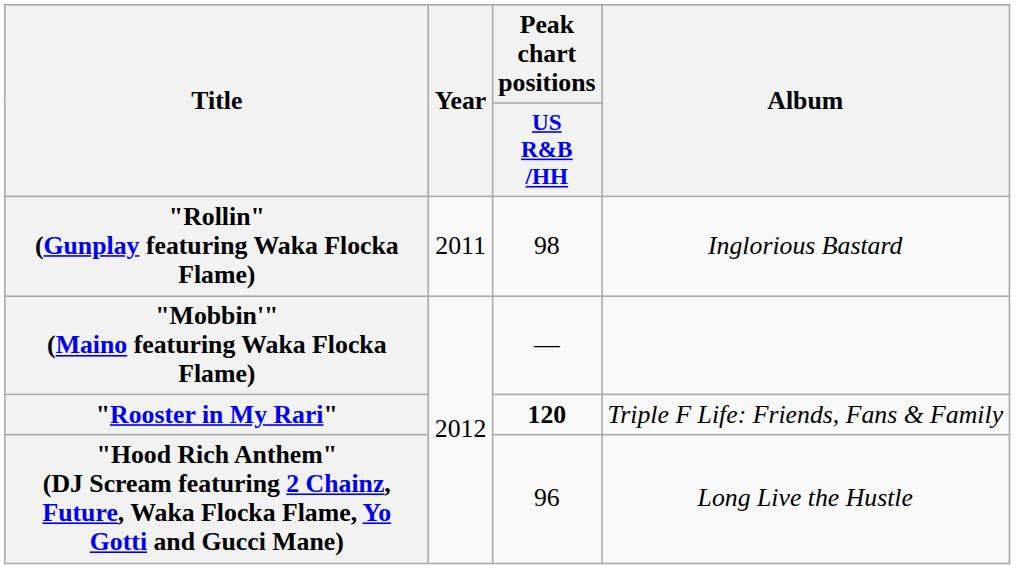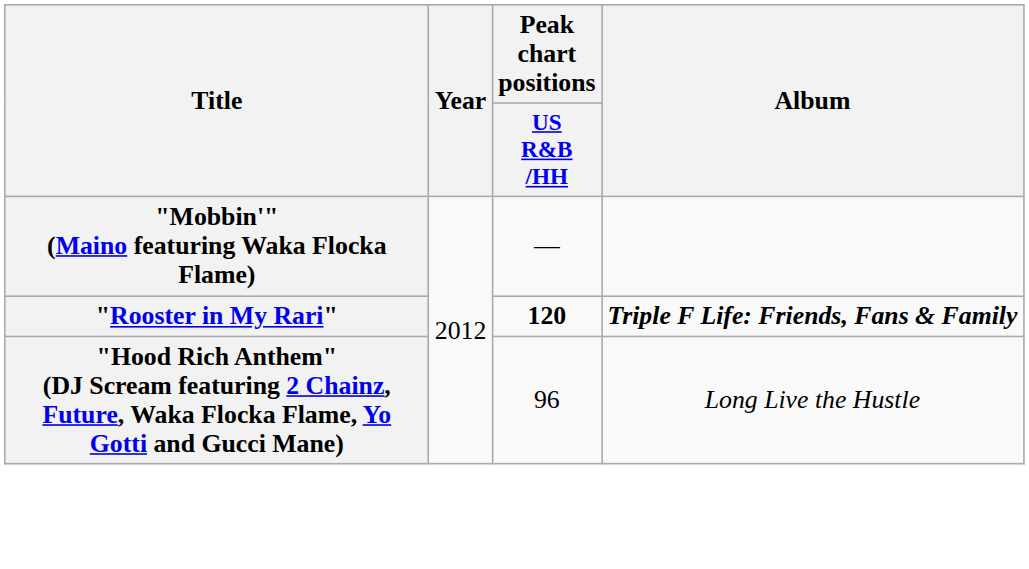- row: (217, 245)
(805, 414) normal -> (812, 315) bold
